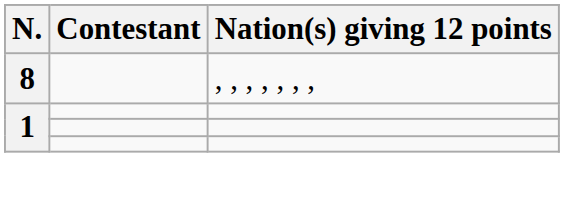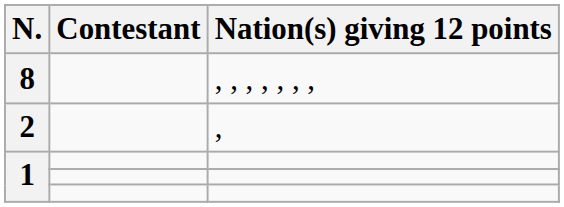+ row: (27, 126)
